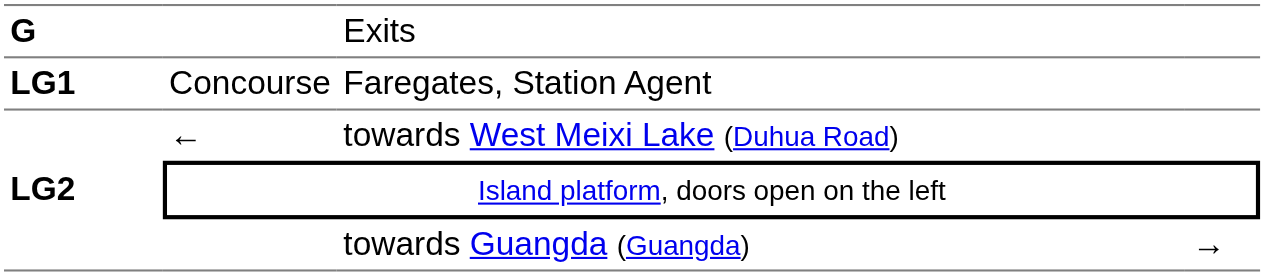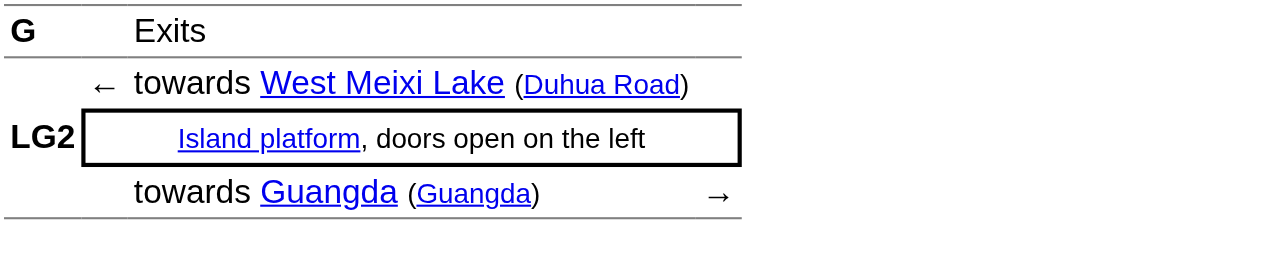- row: (250, 82)
